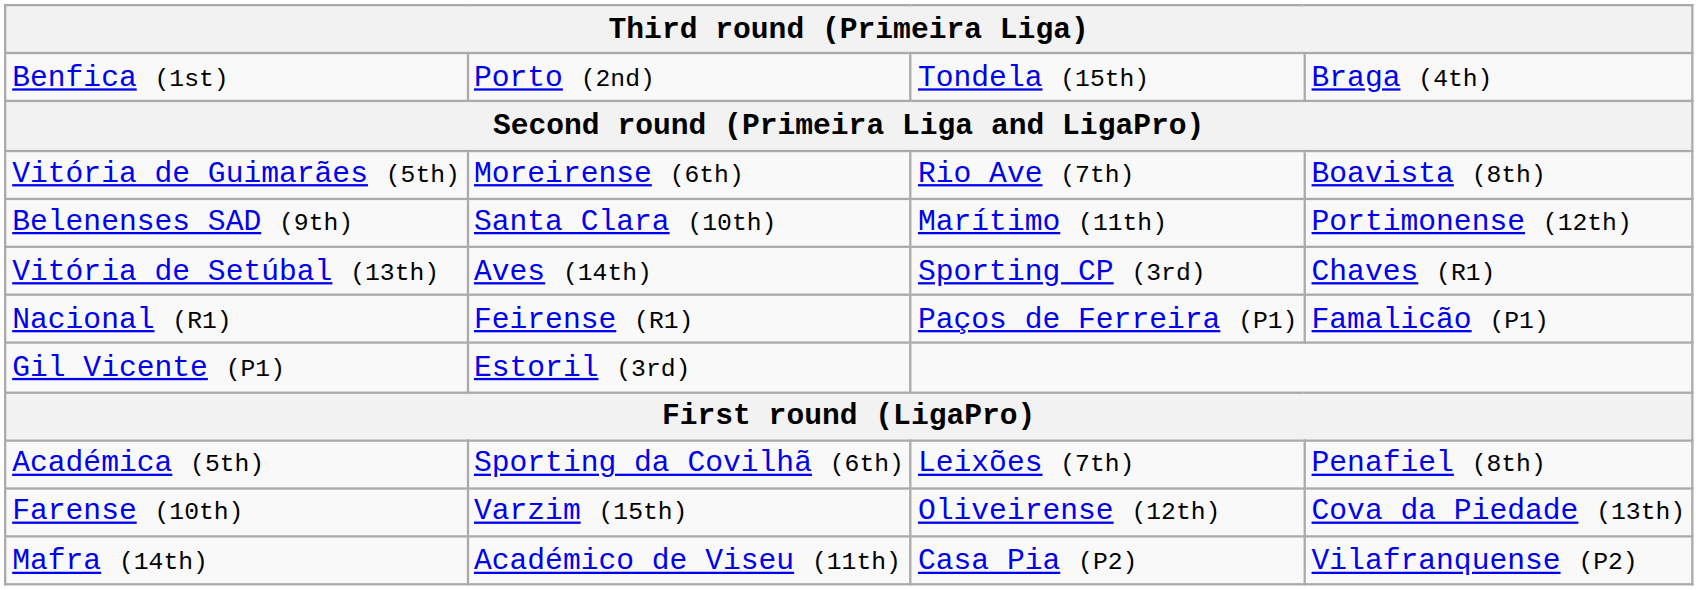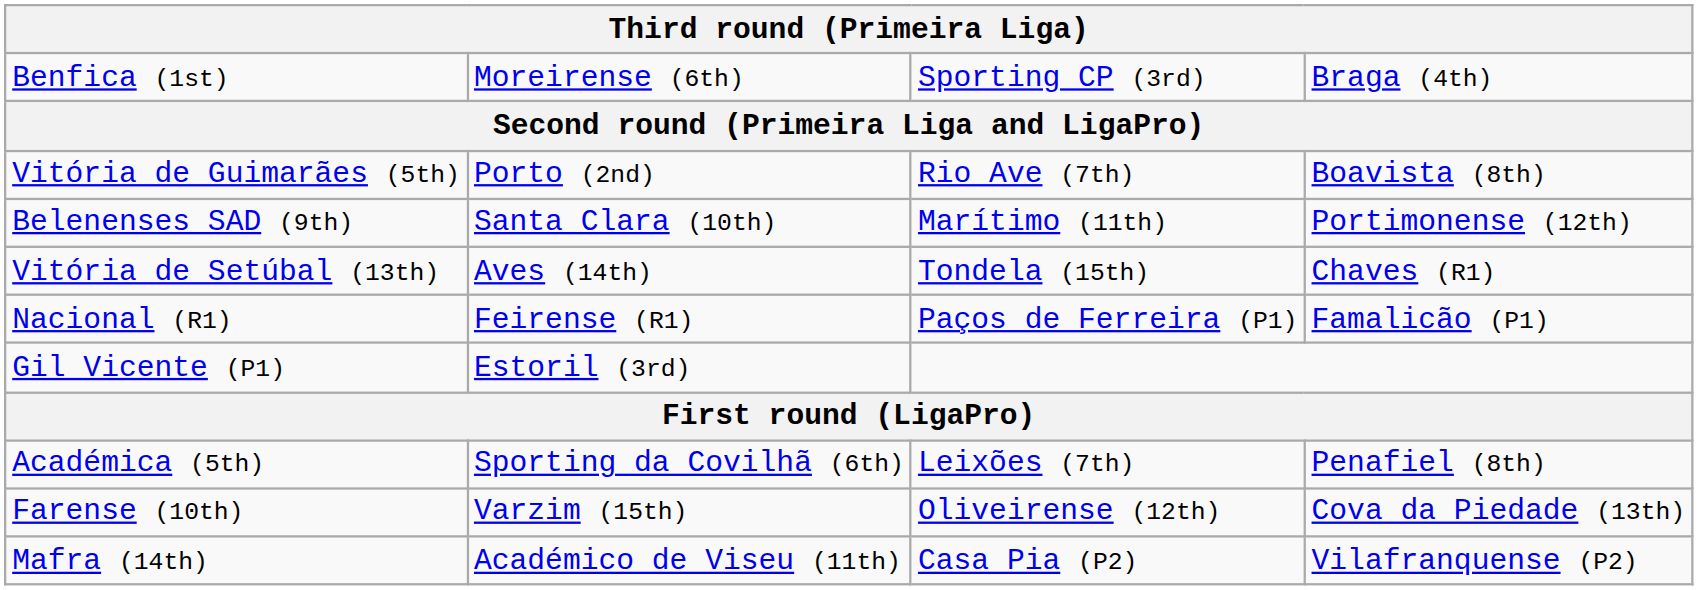(564, 78) Porto (2nd) -> (609, 78) Moreirense (6th)
(1034, 78) Tondela (15th) -> (1062, 78) Sporting CP (3rd)
(609, 174) Moreirense (6th) -> (564, 174) Porto (2nd)
(1062, 271) Sporting CP (3rd) -> (1034, 271) Tondela (15th)
